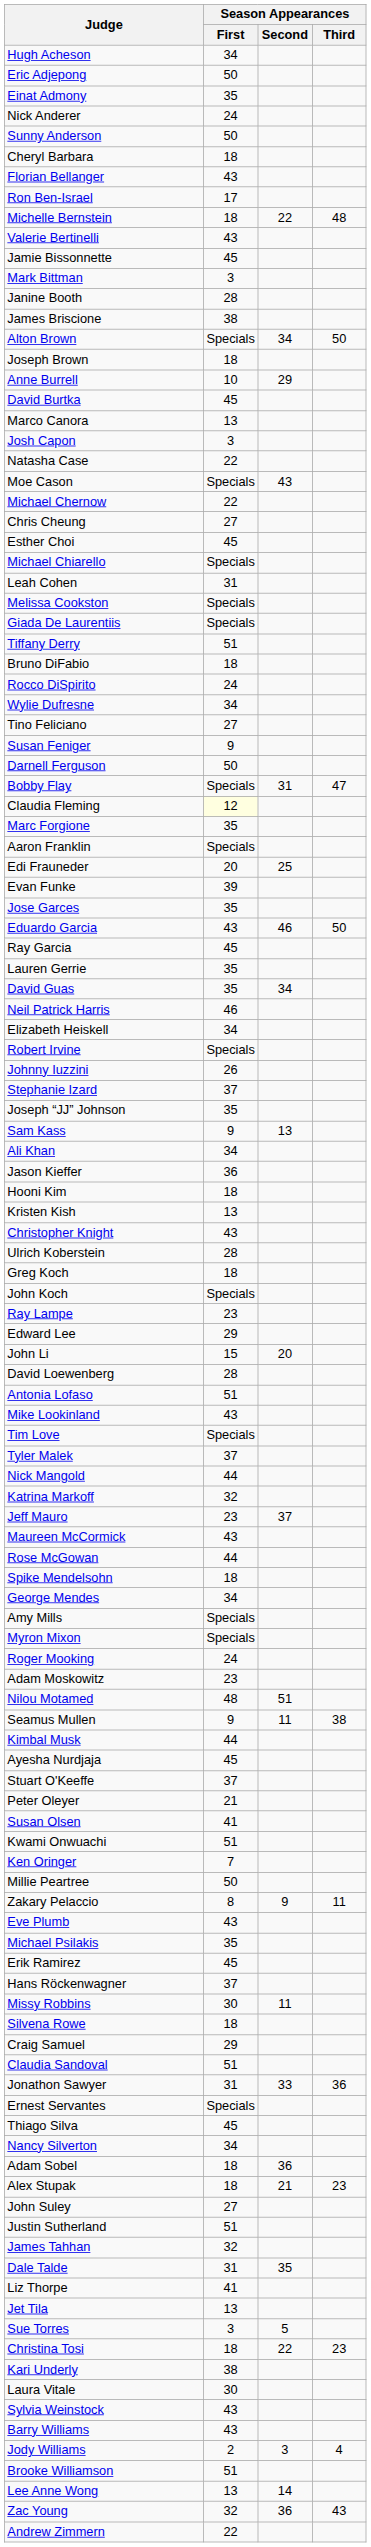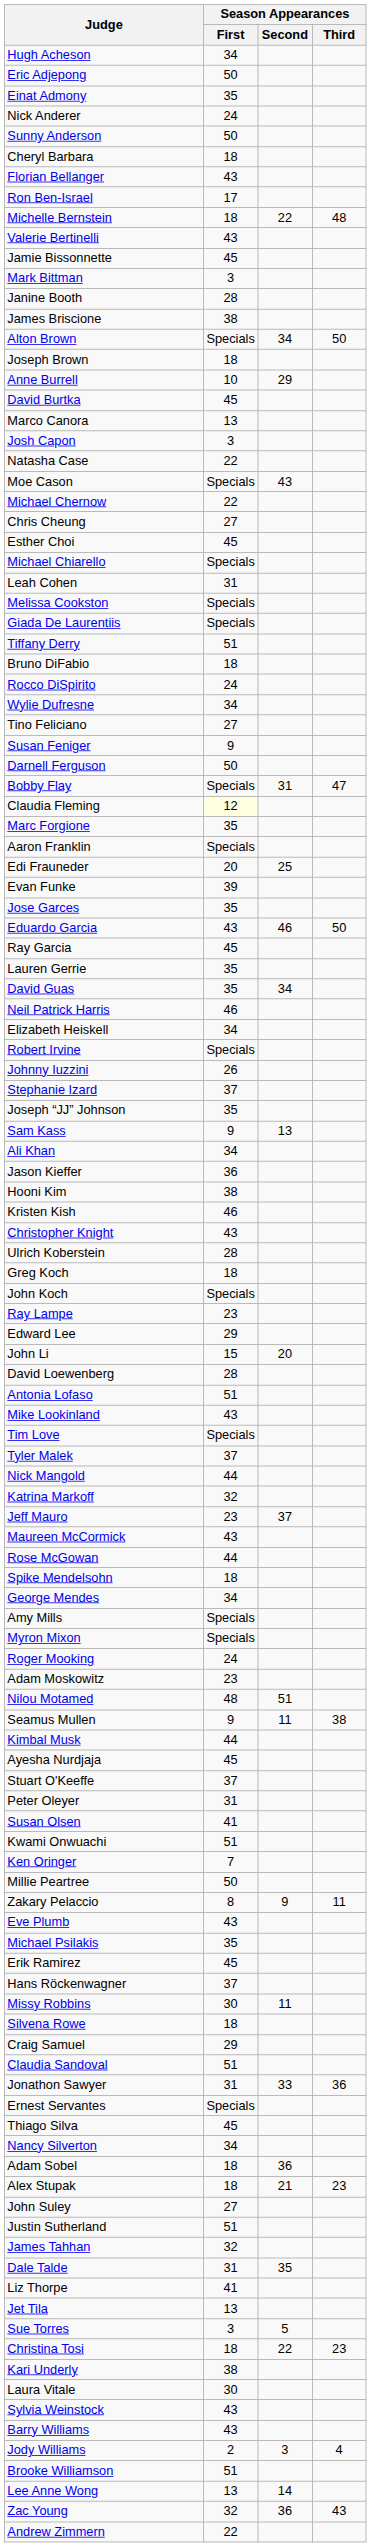(231, 1192) 18 -> (231, 1192) 38
(231, 1212) 13 -> (231, 1212) 46
(231, 1801) 21 -> (231, 1801) 31
